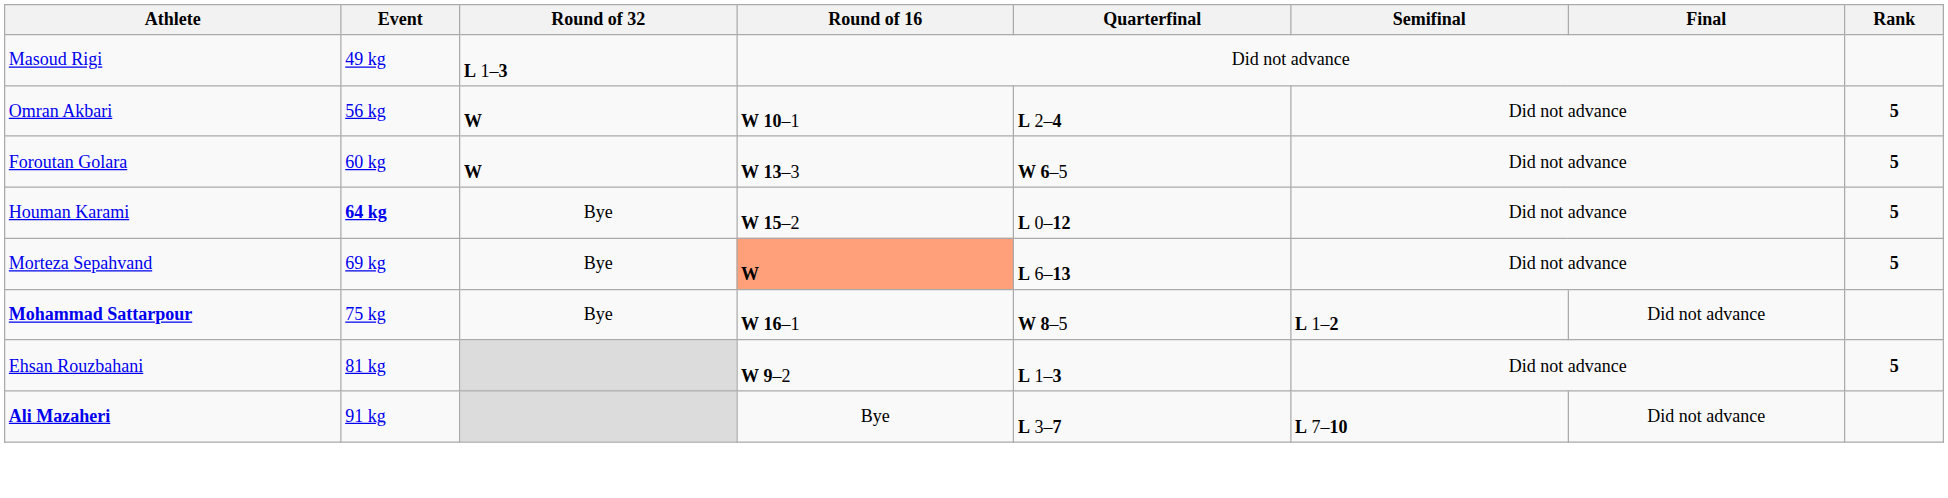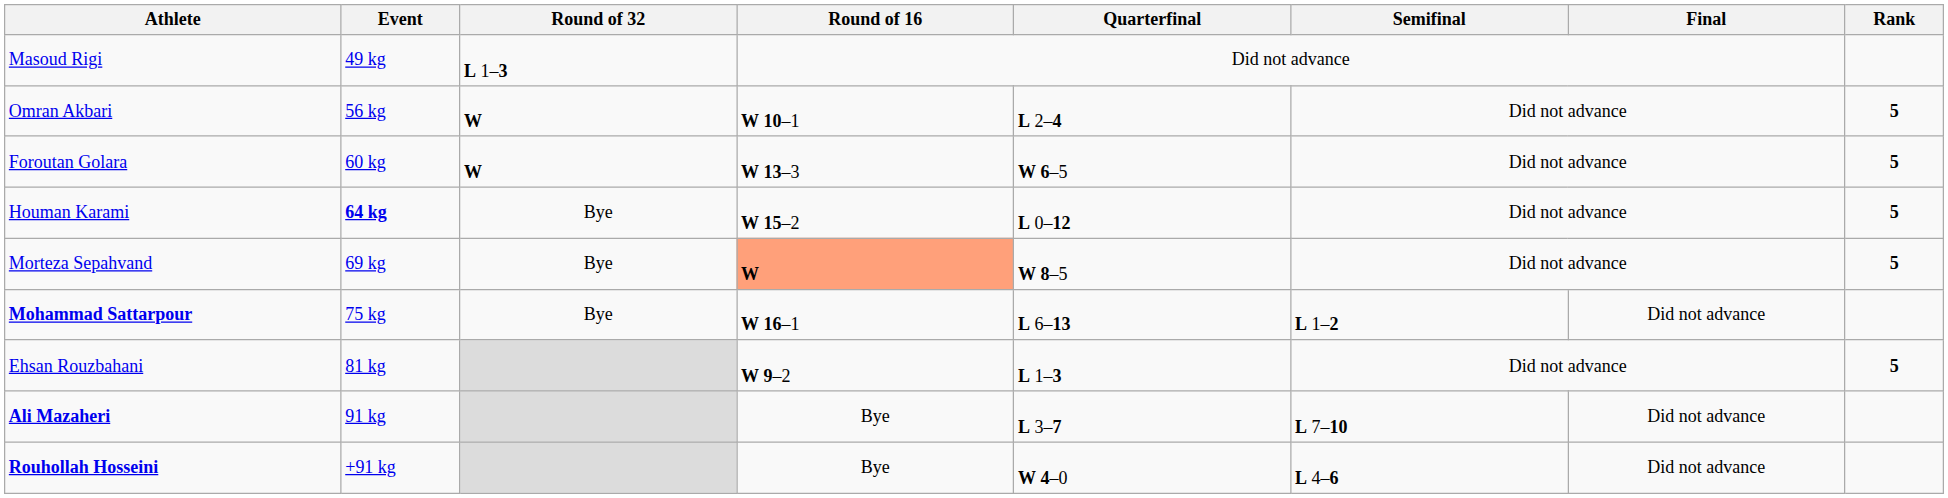(1044, 274) L 6–13 -> (1043, 274) W 8–5
(1043, 325) W 8–5 -> (1044, 325) L 6–13
+ row: (84, 467)
